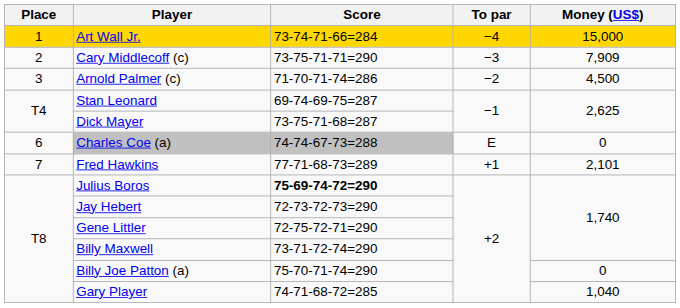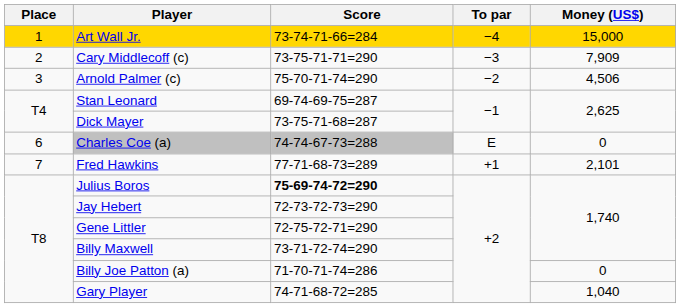(326, 79) 71-70-71-74=286 -> (326, 79) 75-70-71-74=290
(603, 79) 4,500 -> (603, 79) 4,506
(326, 270) 75-70-71-74=290 -> (326, 270) 71-70-71-74=286
